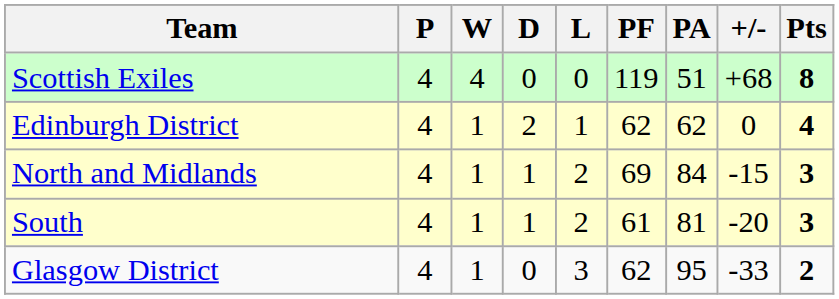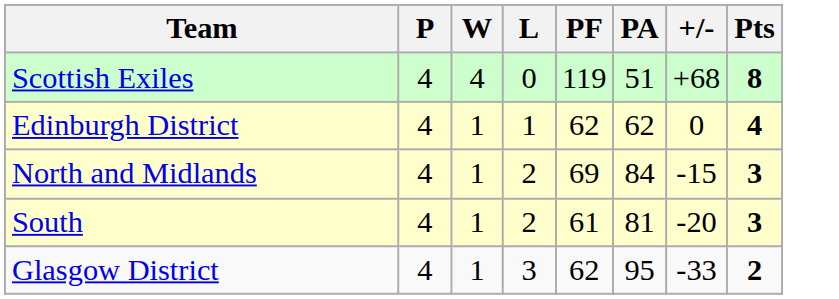- column: (529, 28)
